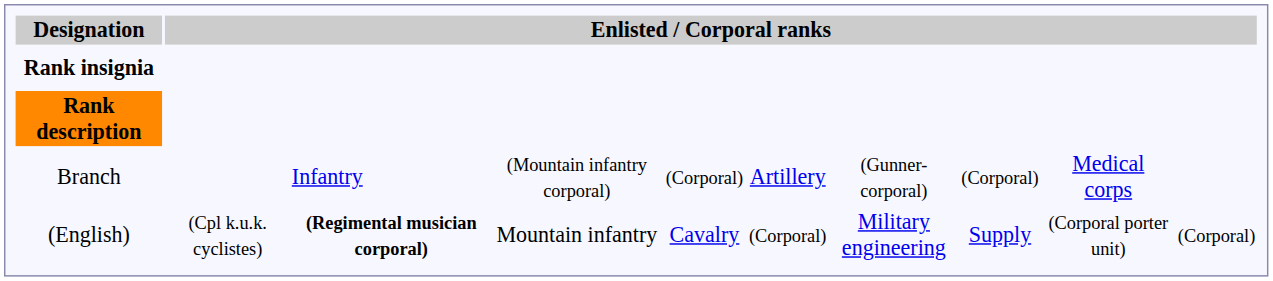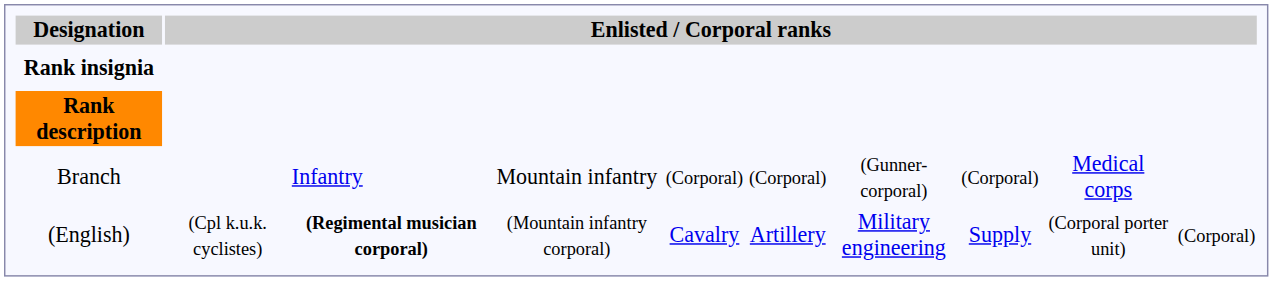(577, 178) (Mountain infantry corporal) -> (577, 176) Mountain infantry
(788, 176) Artillery -> (788, 178) (Corporal)
(577, 234) Mountain infantry -> (577, 236) (Mountain infantry corporal)
(788, 236) (Corporal) -> (788, 234) Artillery
